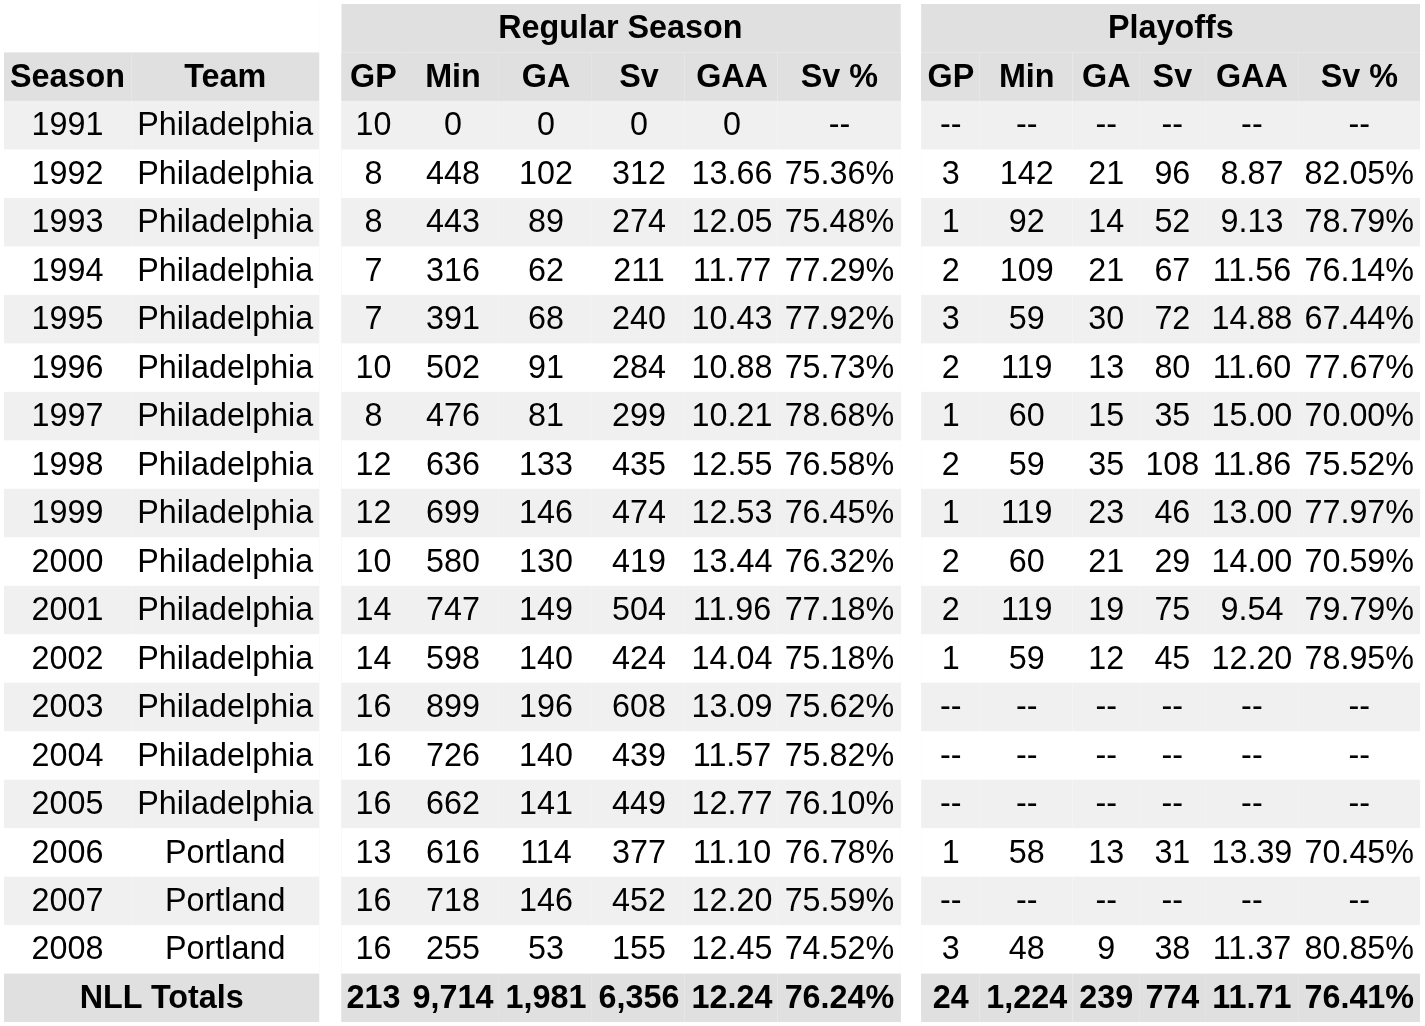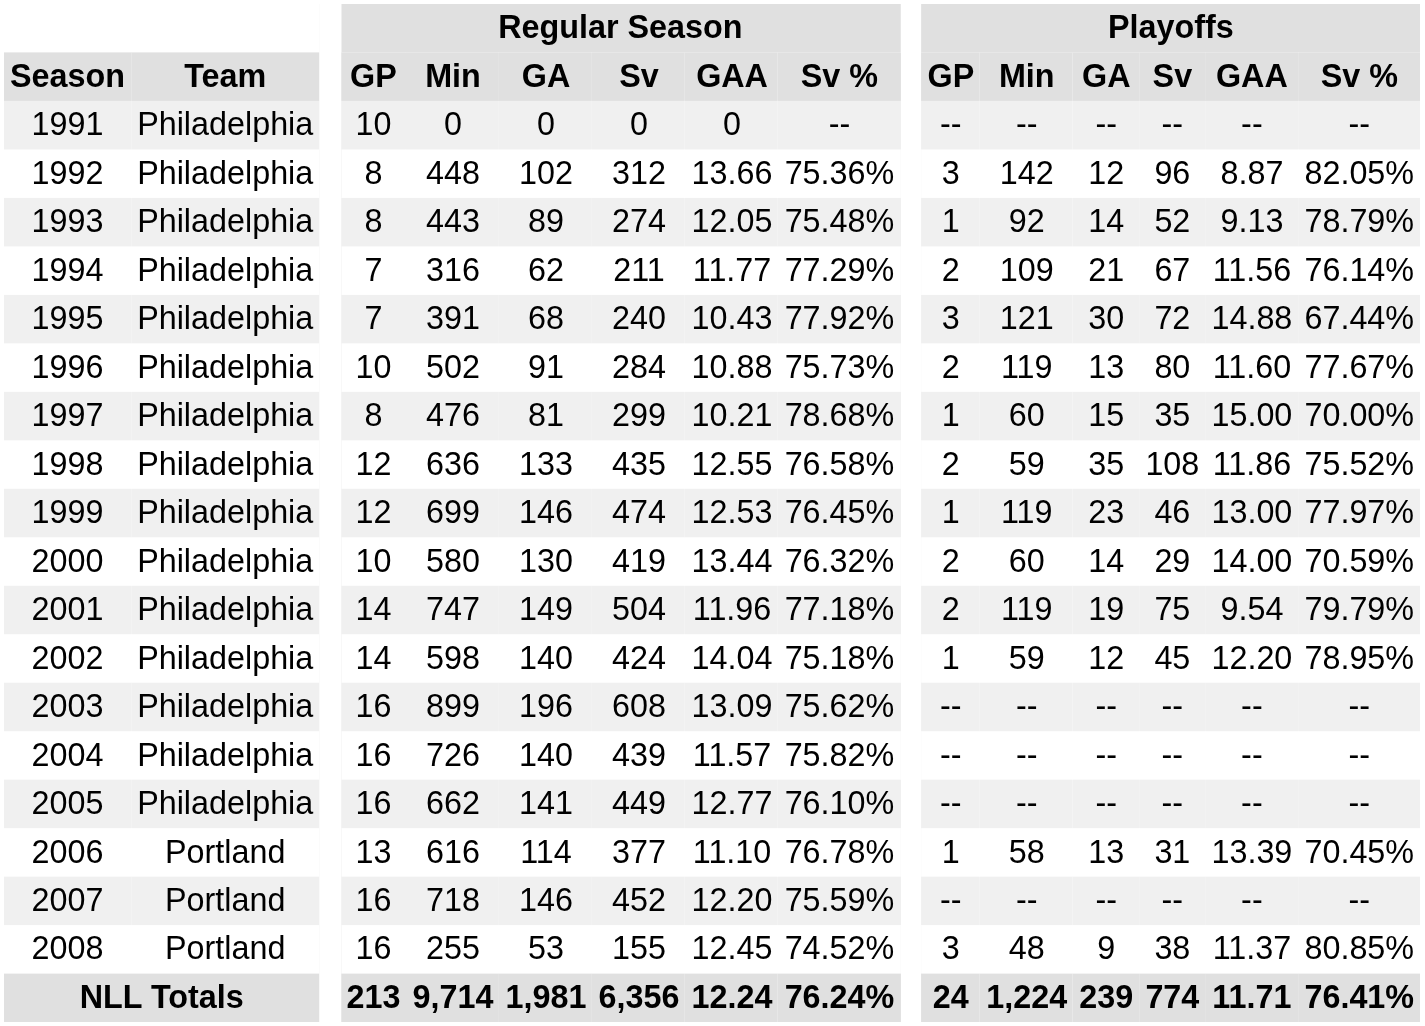(1106, 173) 21 -> (1106, 173) 12
(1027, 318) 59 -> (1027, 318) 121
(1106, 561) 21 -> (1106, 561) 14
